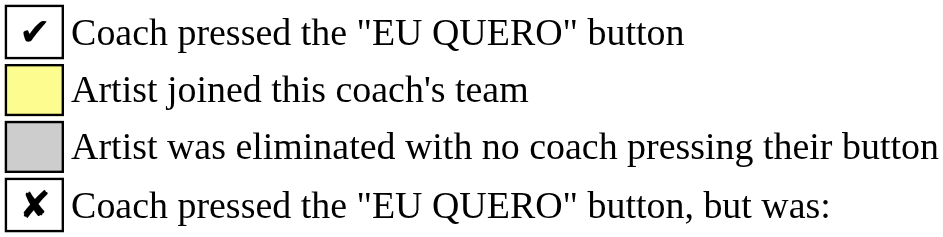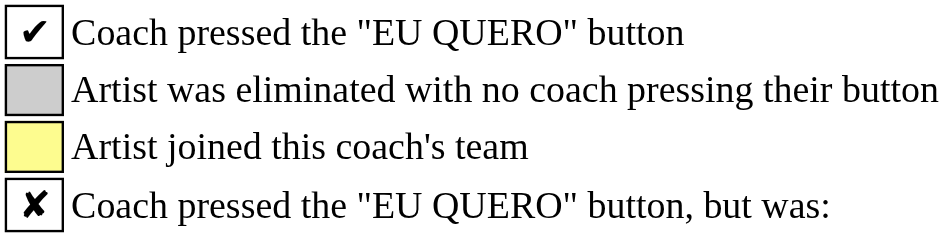rows swapped: (300, 89) <-> (505, 146)
